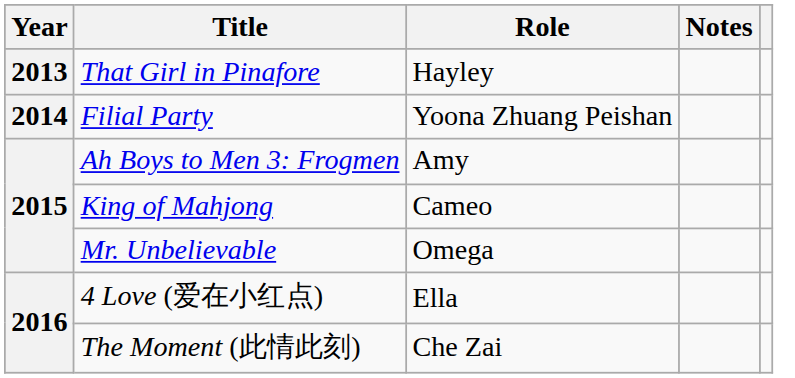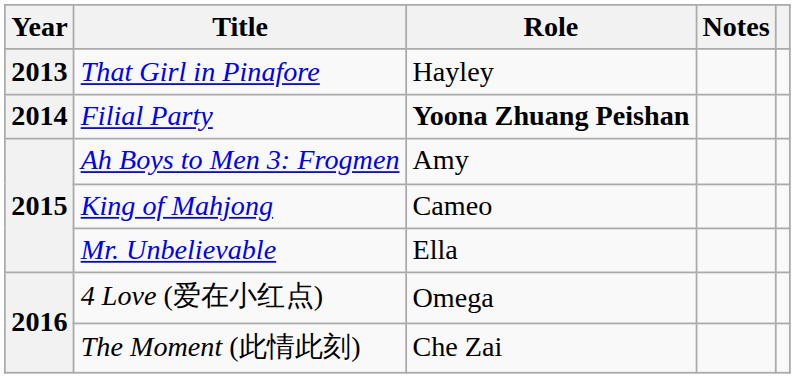(542, 116) normal -> (551, 116) bold
(453, 250) Omega -> (435, 250) Ella
(435, 297) Ella -> (453, 297) Omega
